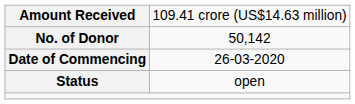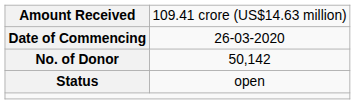rows swapped: (77, 37) <-> (77, 59)
